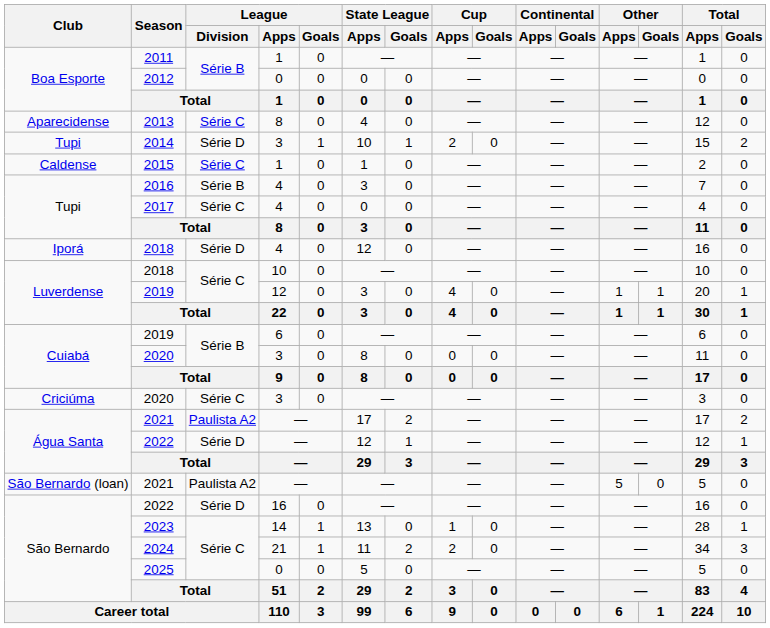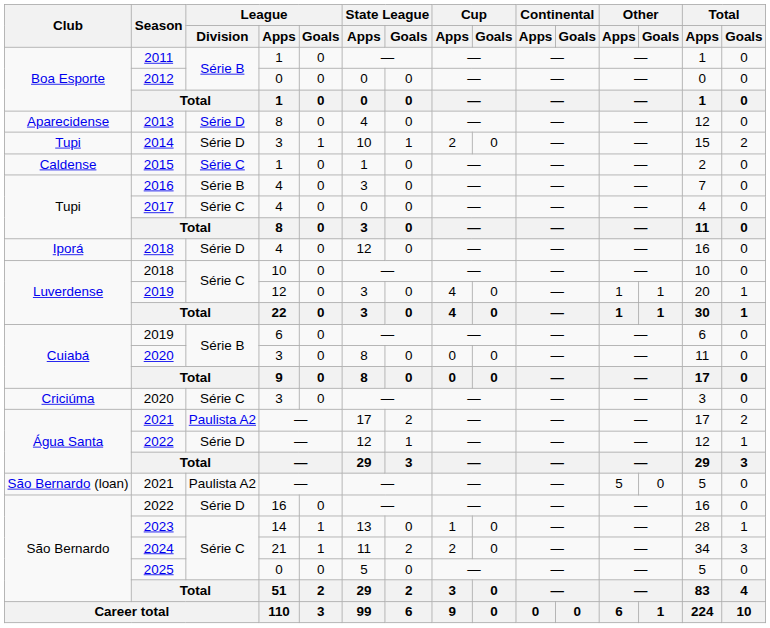(222, 121) Série C -> (222, 121) Série D
